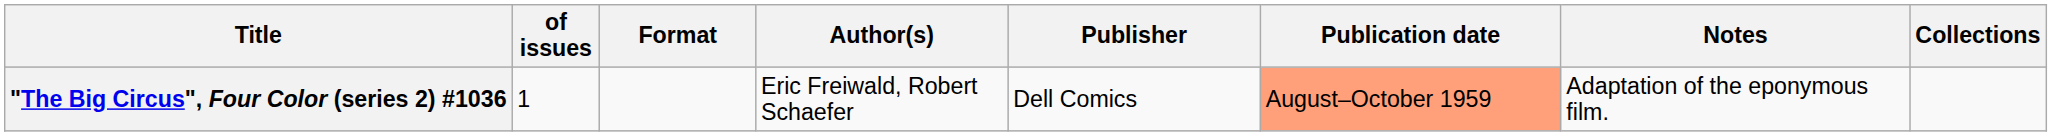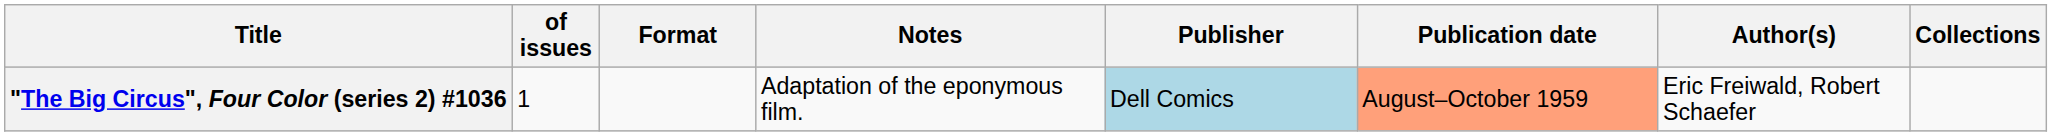columns swapped: (882, 35) <-> (1736, 35)
(1075, 98) no background -> (1172, 98) lightblue background
